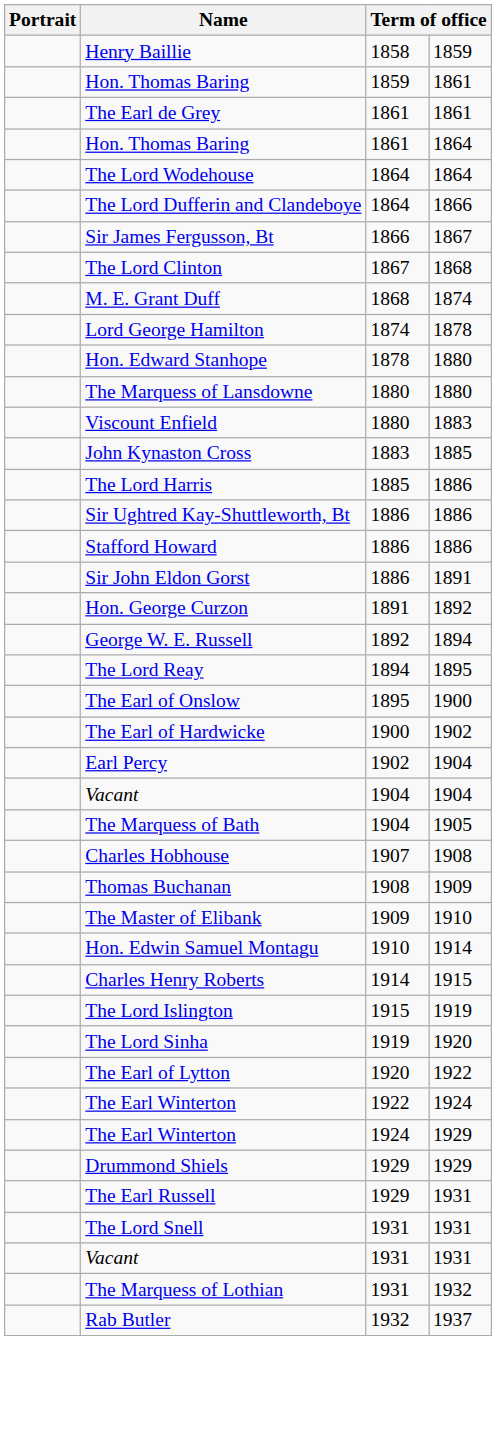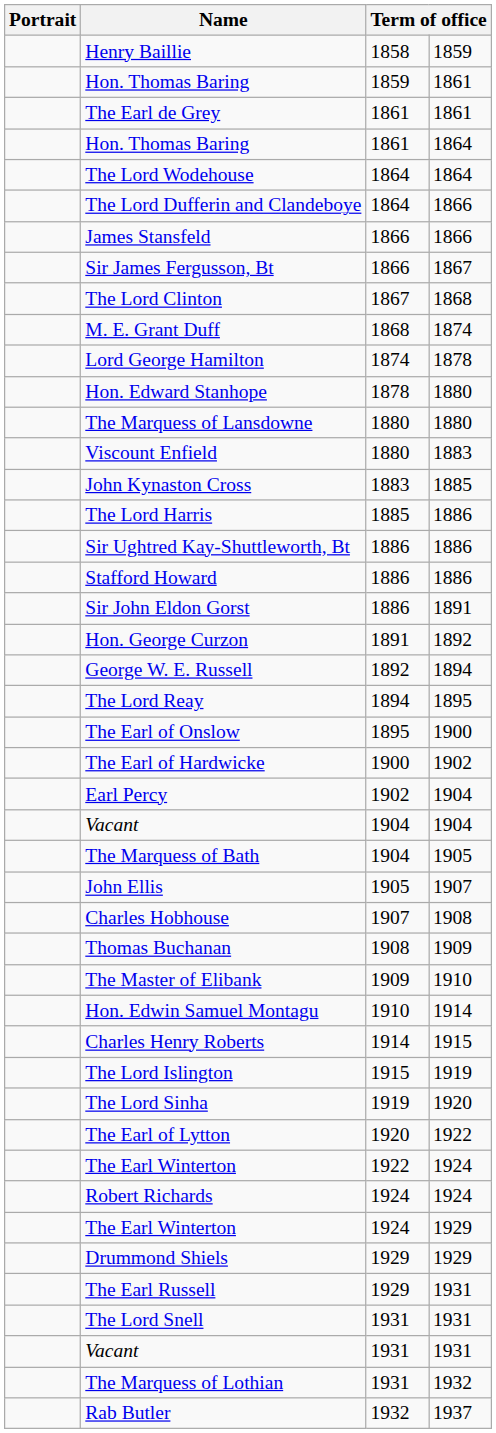+ row: (148, 236)
+ row: (124, 886)
+ row: (149, 1196)
